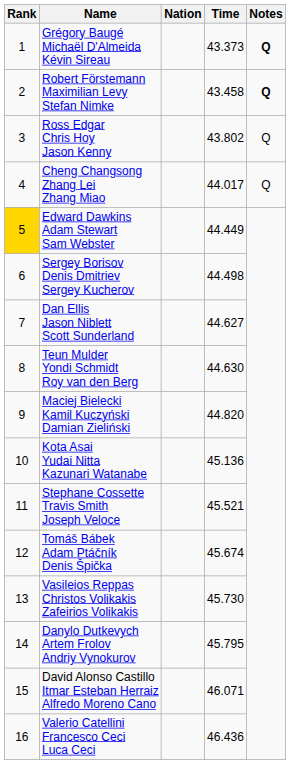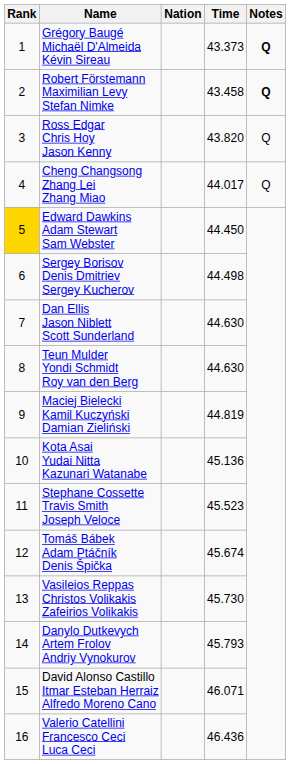(225, 138) 43.802 -> (225, 138) 43.820
(225, 230) 44.449 -> (225, 230) 44.450
(225, 322) 44.627 -> (225, 322) 44.630
(225, 414) 44.820 -> (225, 414) 44.819
(225, 506) 45.521 -> (225, 506) 45.523
(225, 644) 45.795 -> (225, 644) 45.793
